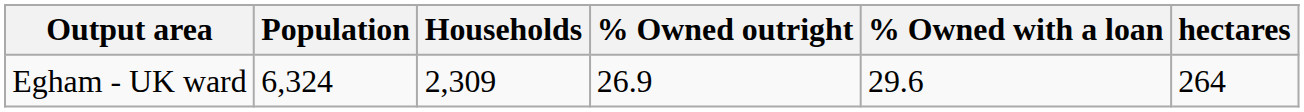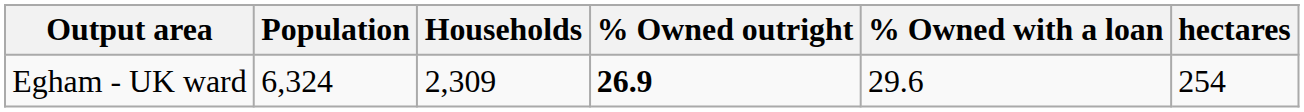(625, 80) normal -> (625, 80) bold
(1202, 80) 264 -> (1202, 80) 254
